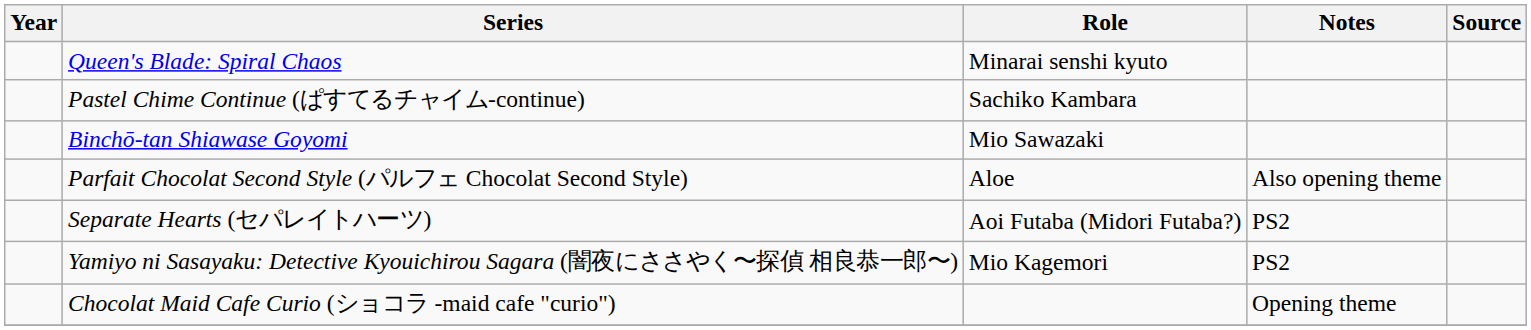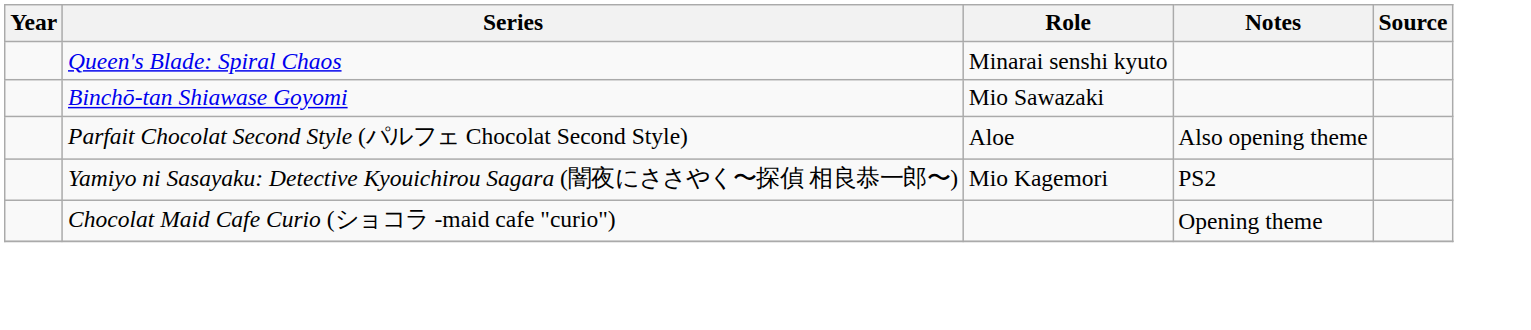- row: (326, 99)
- row: (250, 219)
